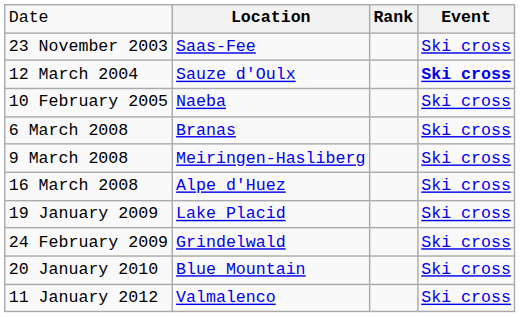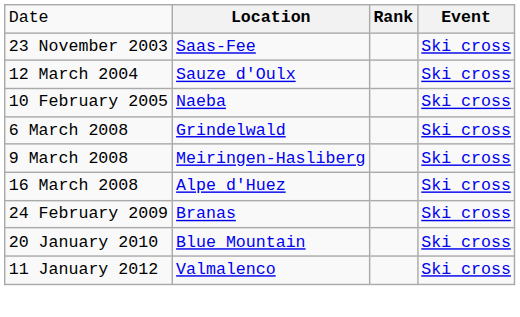(466, 74) bold -> (466, 74) normal
(206, 130) Branas -> (231, 130) Grindelwald
- row: (83, 214)
(231, 242) Grindelwald -> (206, 214) Branas
